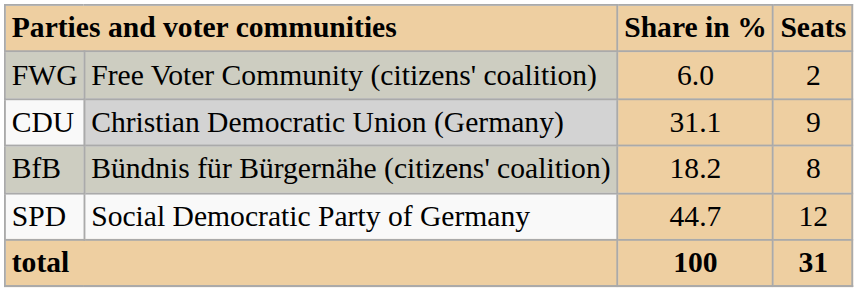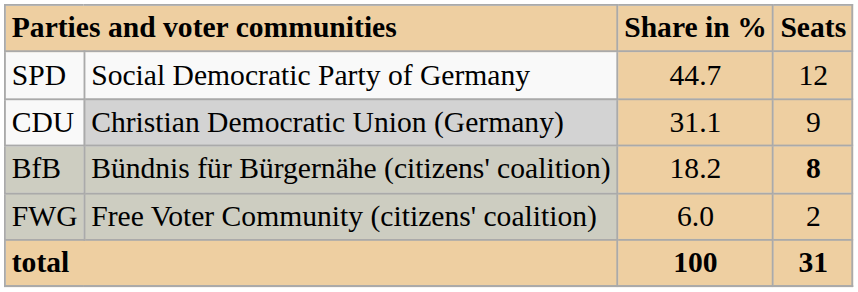rows swapped: (39, 215) <-> (45, 74)
(813, 168) normal -> (813, 168) bold
